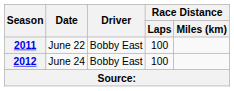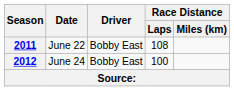(160, 45) 100 -> (160, 45) 108
